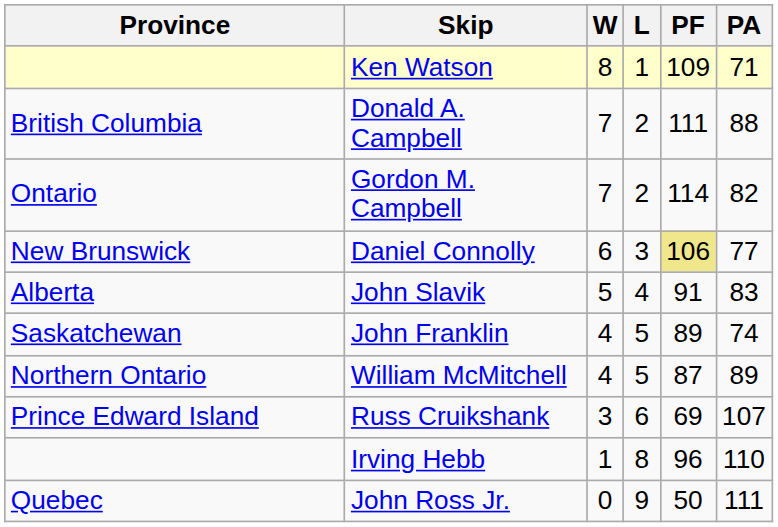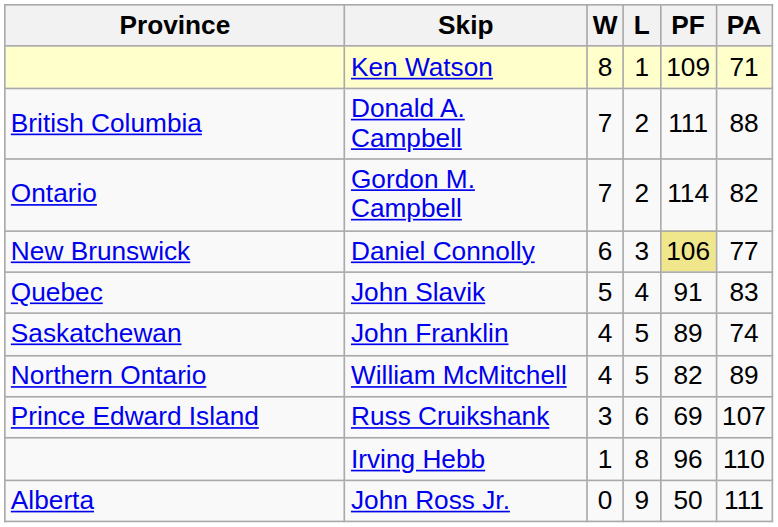(52, 292) Alberta -> (57, 292) Quebec
(688, 375) 87 -> (688, 375) 82
(57, 500) Quebec -> (52, 500) Alberta
